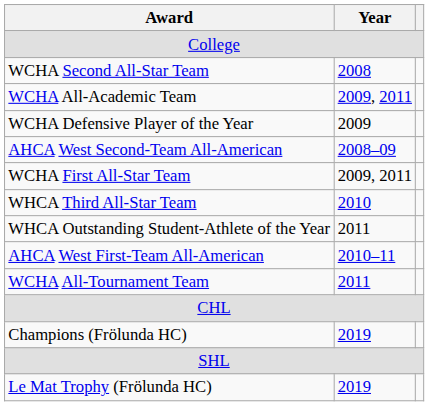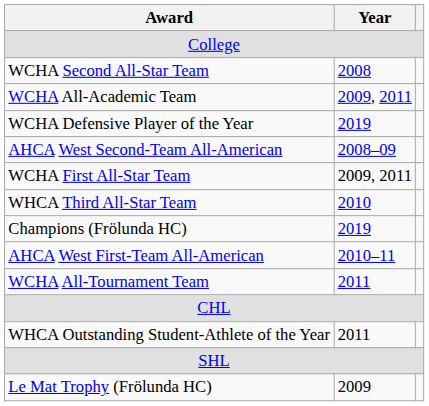(354, 123) 2009 -> (354, 123) 2019
rows swapped: (169, 228) <-> (98, 334)
(354, 387) 2019 -> (354, 387) 2009
